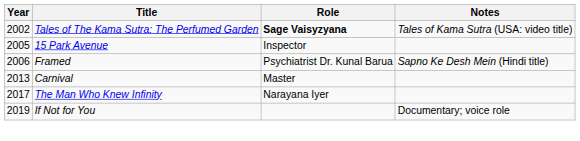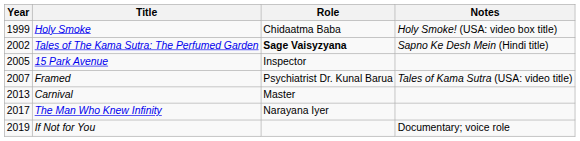+ row: (63, 29)
(485, 29) Tales of Kama Sutra (USA: video title) -> (473, 45) Sapno Ke Desh Mein (Hindi title)
(18, 62) 2006 -> (18, 78) 2007
(473, 62) Sapno Ke Desh Mein (Hindi title) -> (485, 78) Tales of Kama Sutra (USA: video title)
